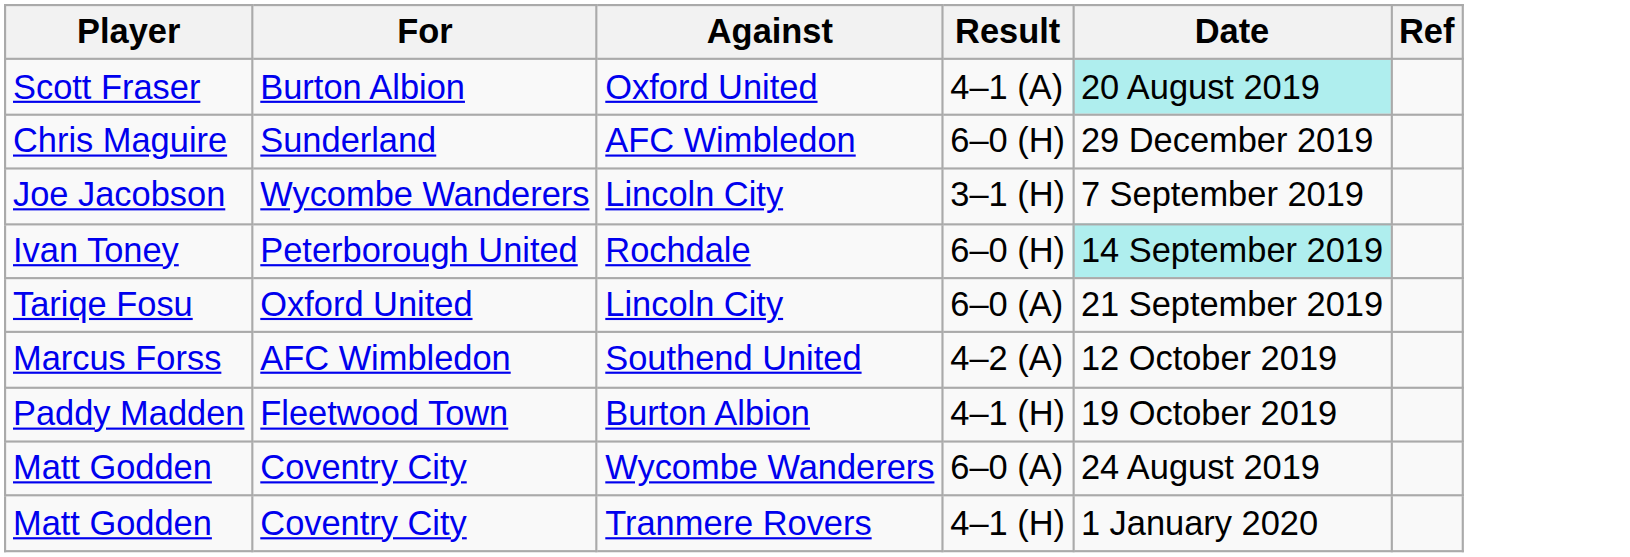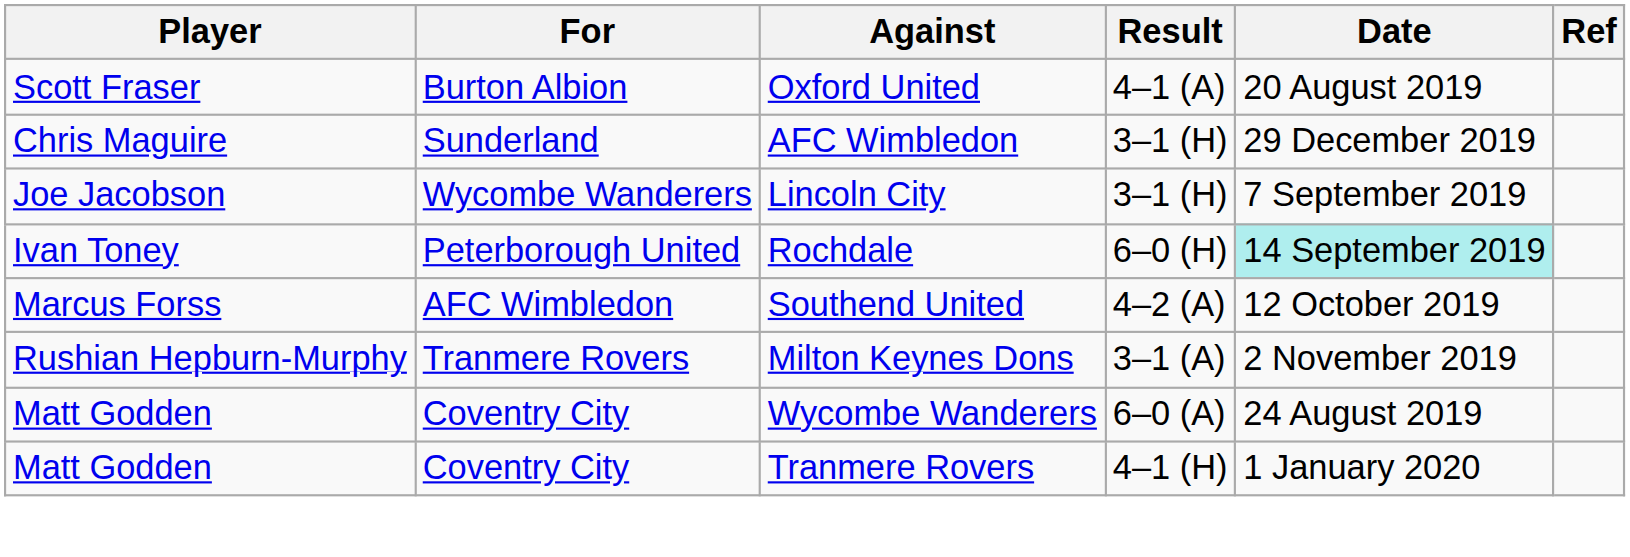(1200, 86) paleturquoise background -> (1363, 86) no background
(1008, 140) 6–0 (H) -> (1170, 140) 3–1 (H)
- row: (103, 304)
- row: (129, 413)
+ row: (210, 359)
